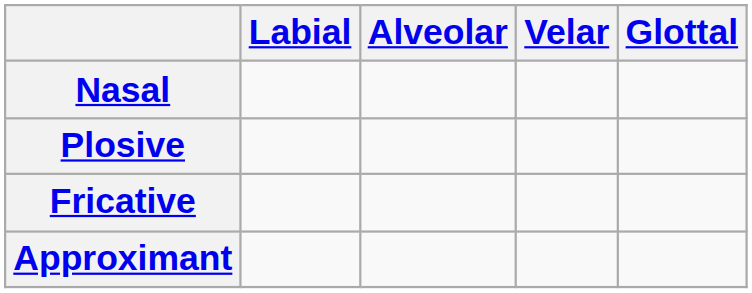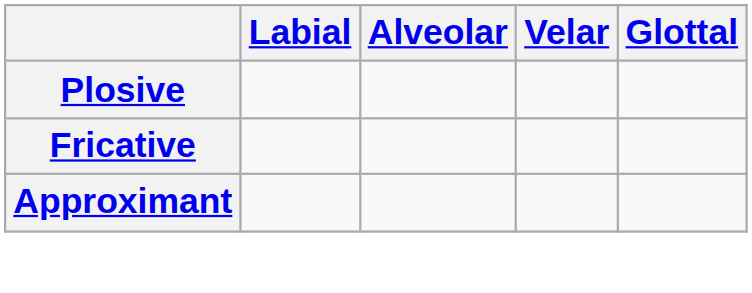- row: (123, 88)
